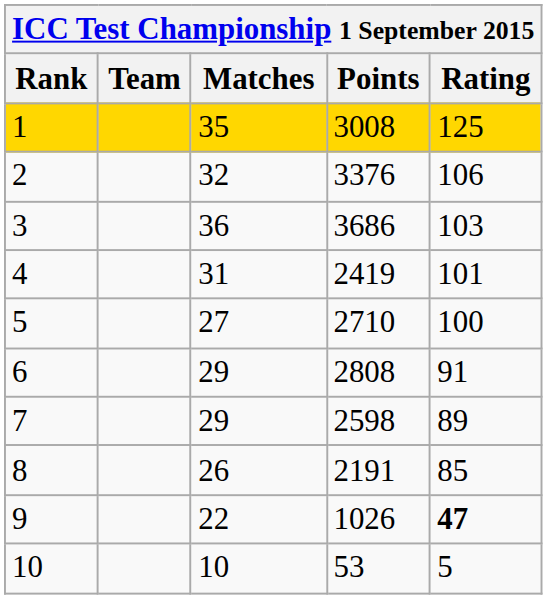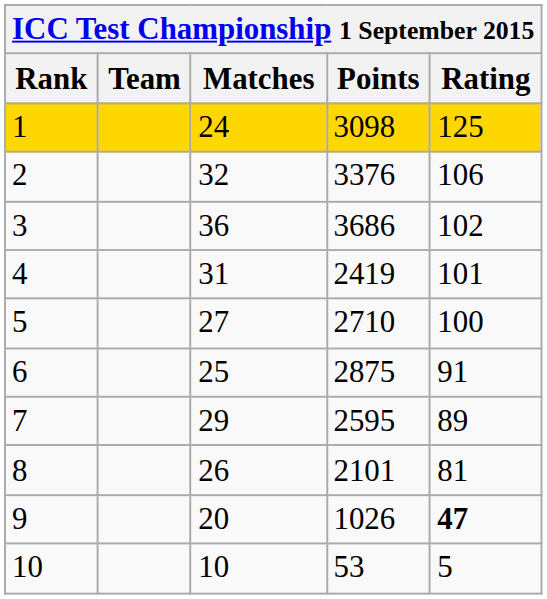(214, 126) 35 -> (214, 126) 24
(364, 126) 3008 -> (364, 126) 3098
(460, 224) 103 -> (460, 224) 102
(214, 371) 29 -> (214, 371) 25
(364, 371) 2808 -> (364, 371) 2875
(364, 420) 2598 -> (364, 420) 2595
(364, 469) 2191 -> (364, 469) 2101
(453, 469) 85 -> (453, 469) 81
(214, 518) 22 -> (214, 518) 20
